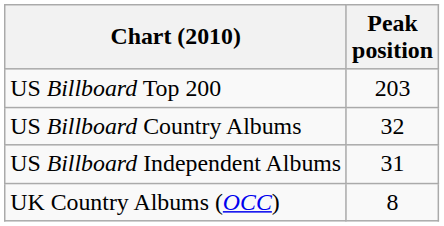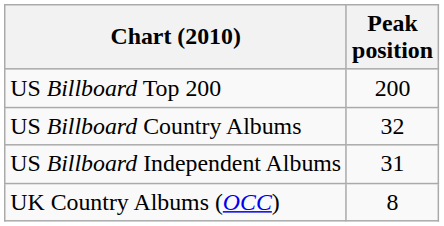(393, 88) 203 -> (393, 88) 200
